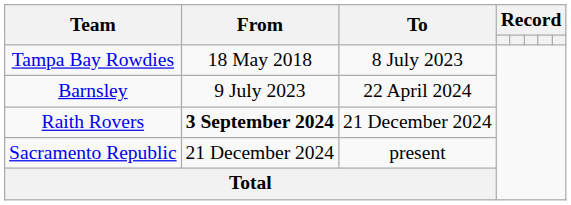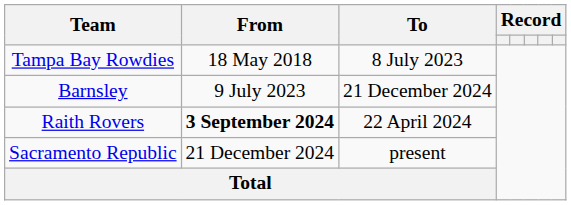(417, 90) 22 April 2024 -> (417, 90) 21 December 2024
(417, 121) 21 December 2024 -> (417, 121) 22 April 2024
